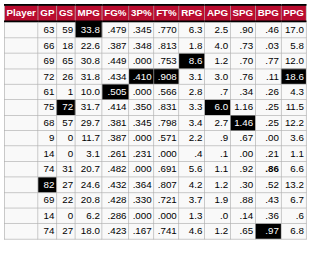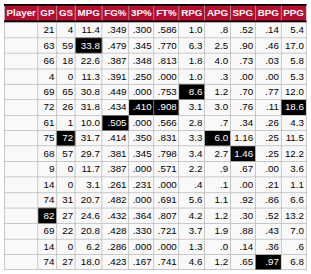+ row: (91, 30)
+ row: (91, 76)
(272, 169) bold -> (272, 200) normal
(297, 200) 6.7 -> (297, 231) 7.0
